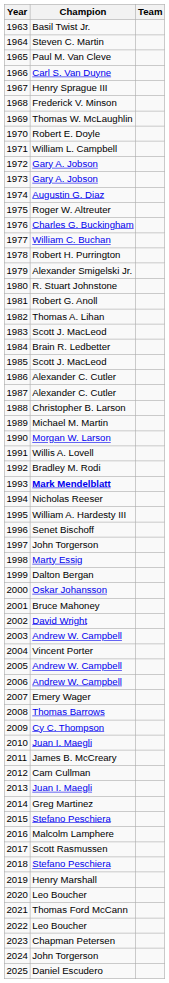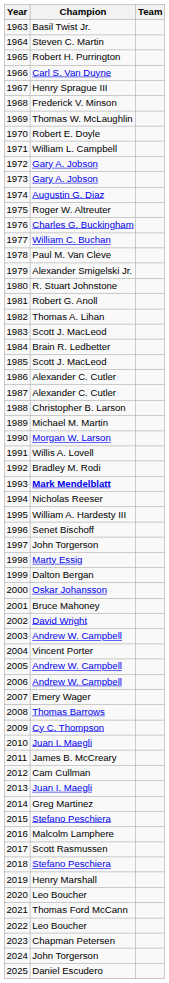(72, 57) Paul M. Van Cleve -> (76, 57) Robert H. Purrington
(76, 255) Robert H. Purrington -> (72, 255) Paul M. Van Cleve
